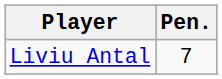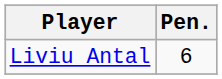(186, 57) 7 -> (186, 57) 6
